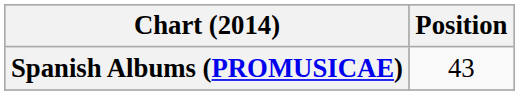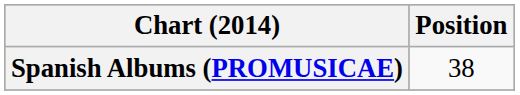(461, 68) 43 -> (461, 68) 38
